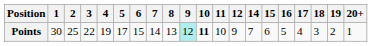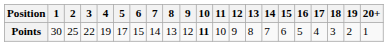+ column: (253, 13)
(188, 31) paleturquoise background -> (188, 31) no background
